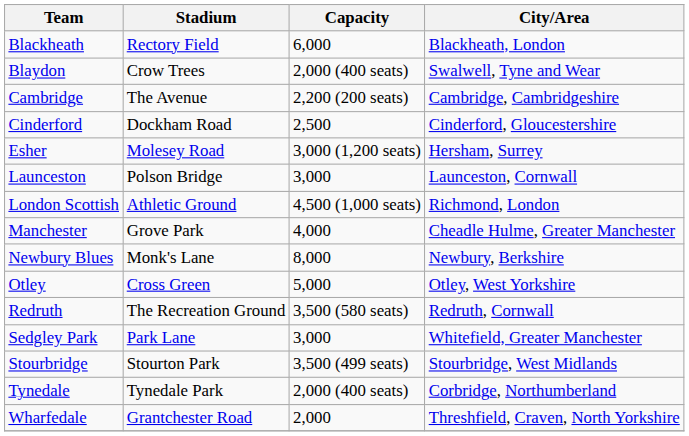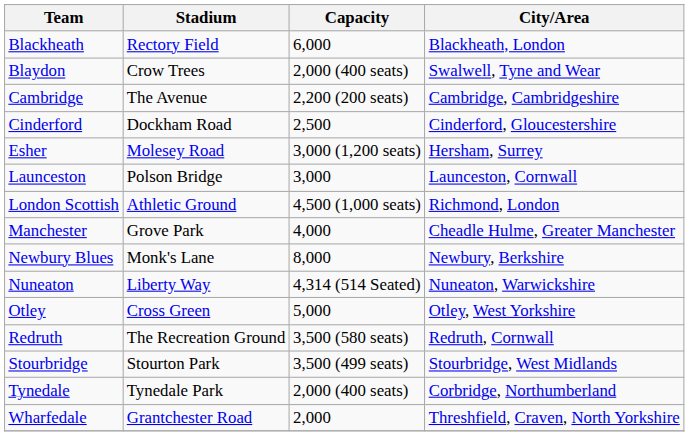+ row: (41, 284)
- row: (53, 337)
